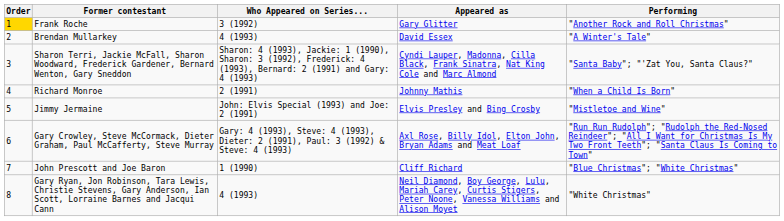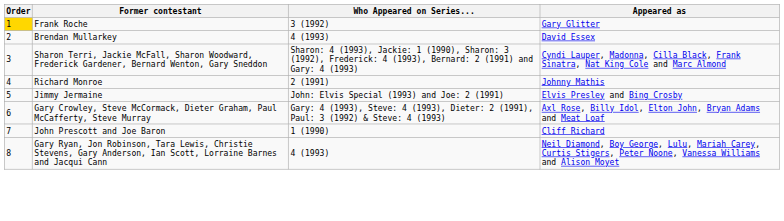- column: (673, 11)
